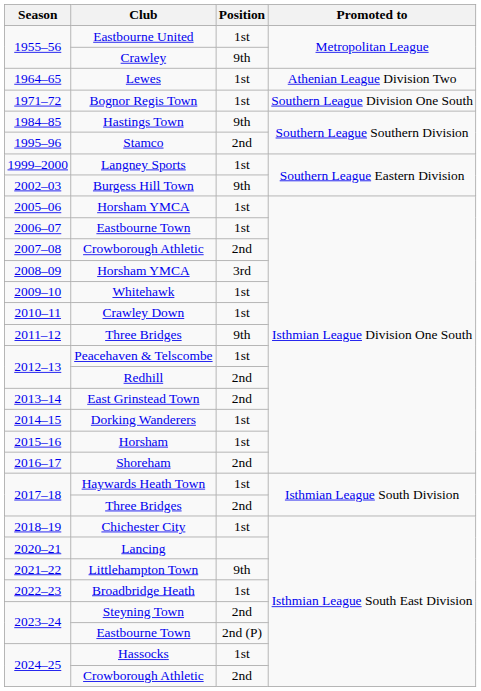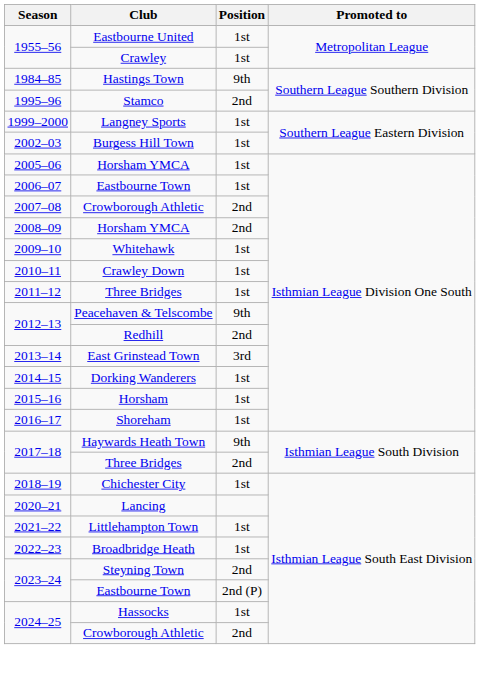(242, 57) 9th -> (242, 57) 1st
- row: (38, 79)
- row: (38, 100)
(242, 185) 9th -> (242, 143) 1st
(242, 270) 3rd -> (242, 228) 2nd
(242, 334) 9th -> (242, 292) 1st
(242, 356) 1st -> (242, 313) 9th
(242, 398) 2nd -> (242, 356) 3rd
(242, 462) 2nd -> (242, 420) 1st
(242, 484) 1st -> (242, 441) 9th
(242, 569) 9th -> (242, 526) 1st
